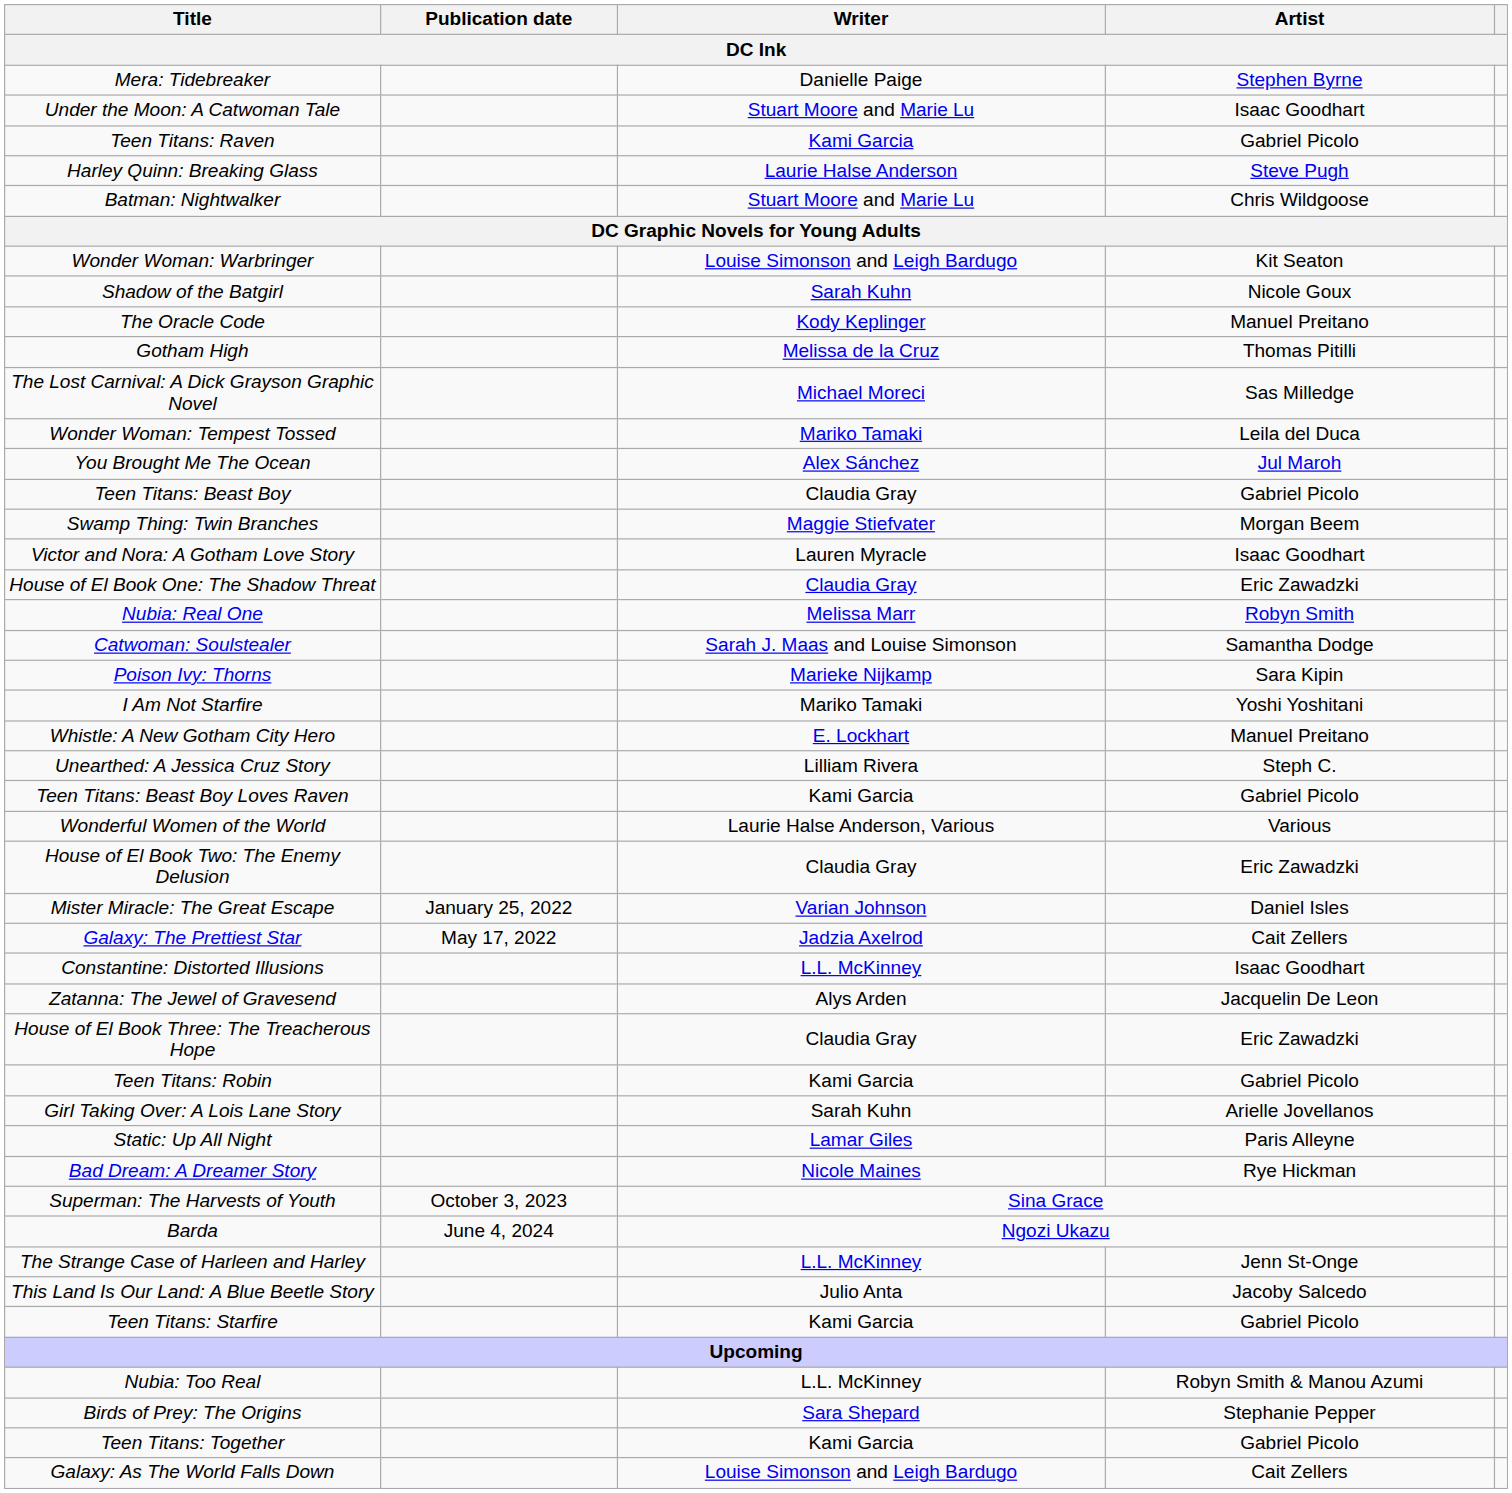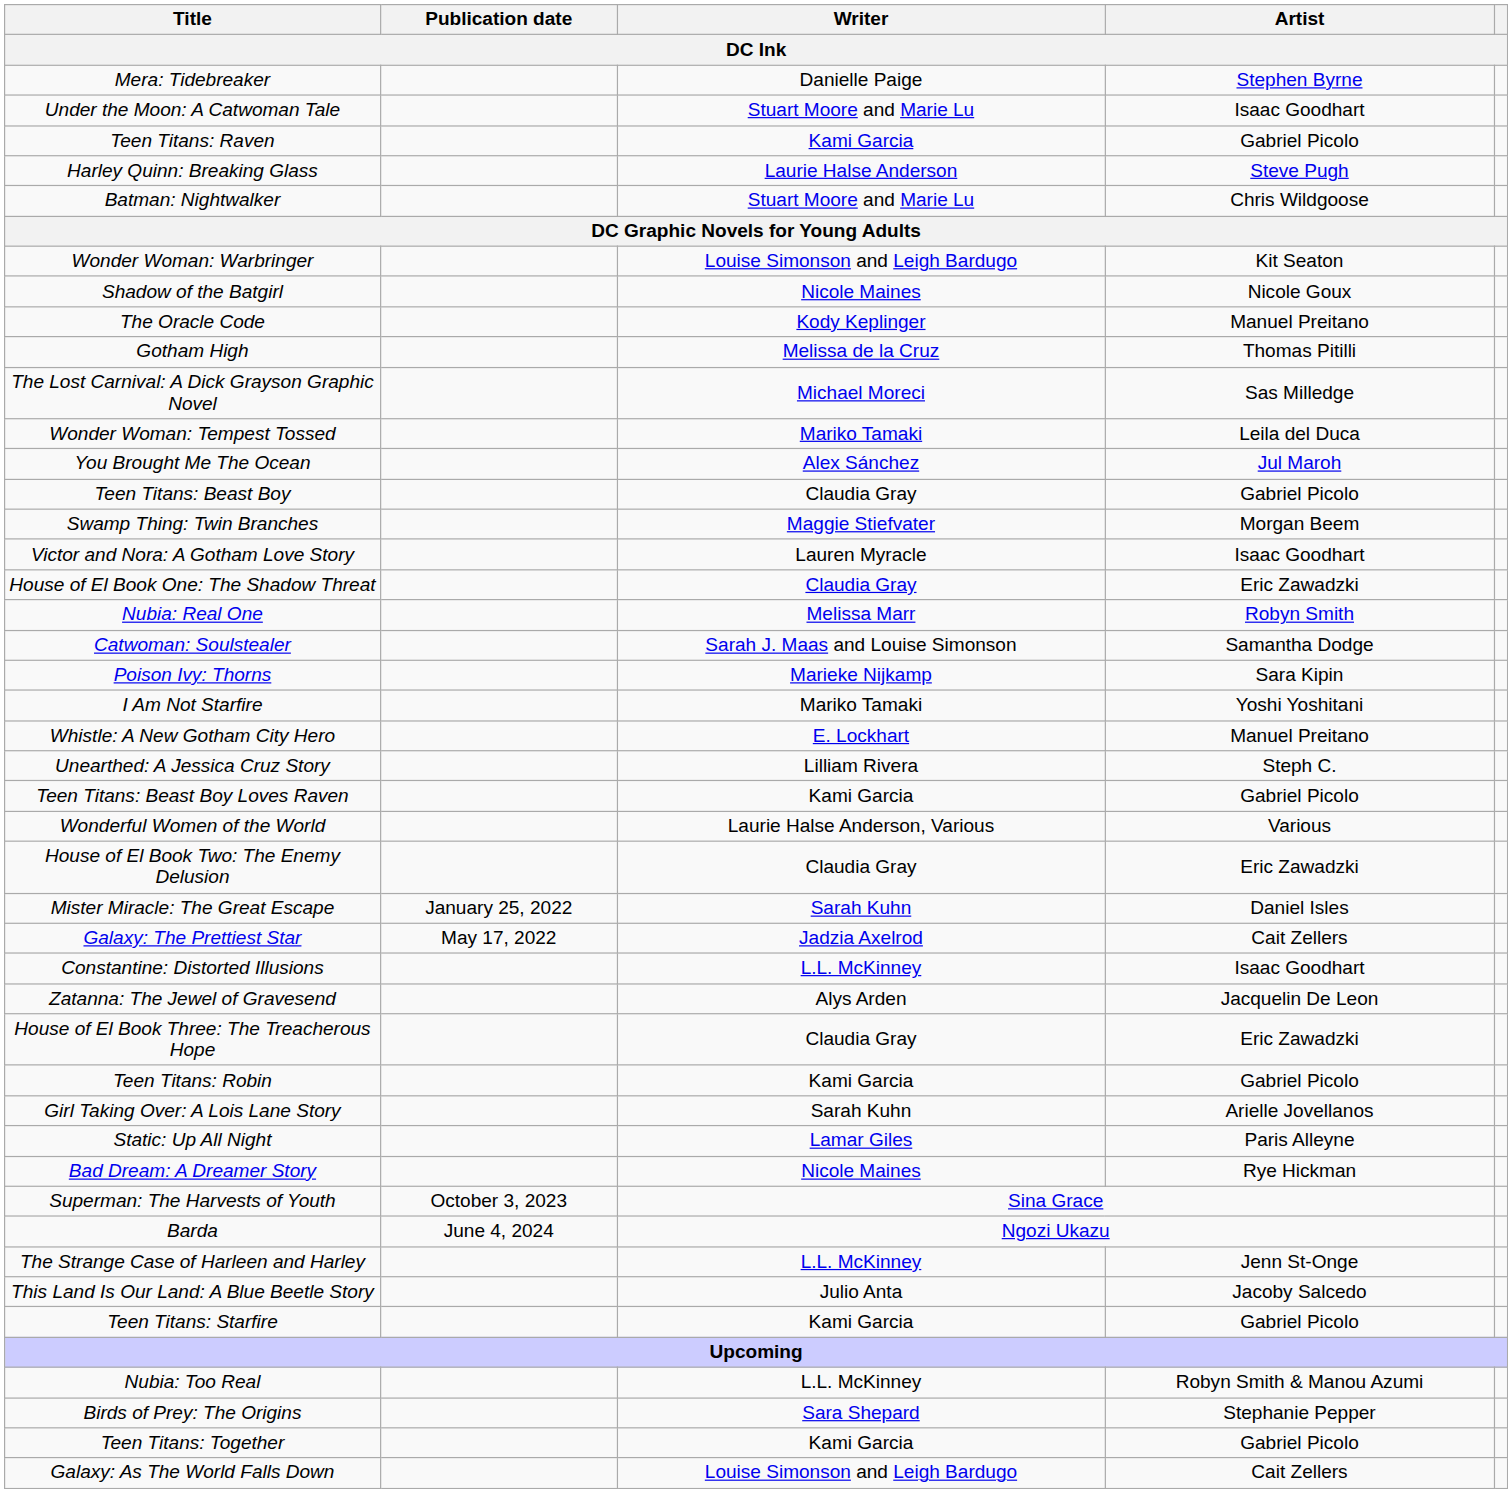(861, 291) Sarah Kuhn -> (861, 291) Nicole Maines
(861, 907) Varian Johnson -> (861, 907) Sarah Kuhn
